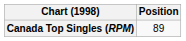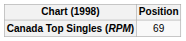(159, 28) 89 -> (159, 28) 69
